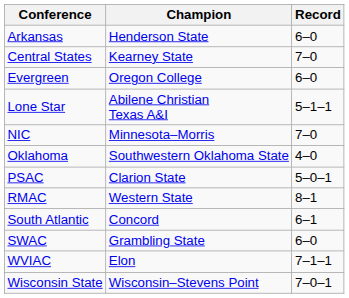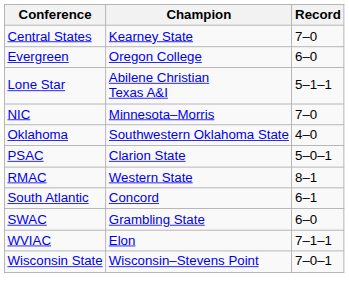- row: (35, 36)
